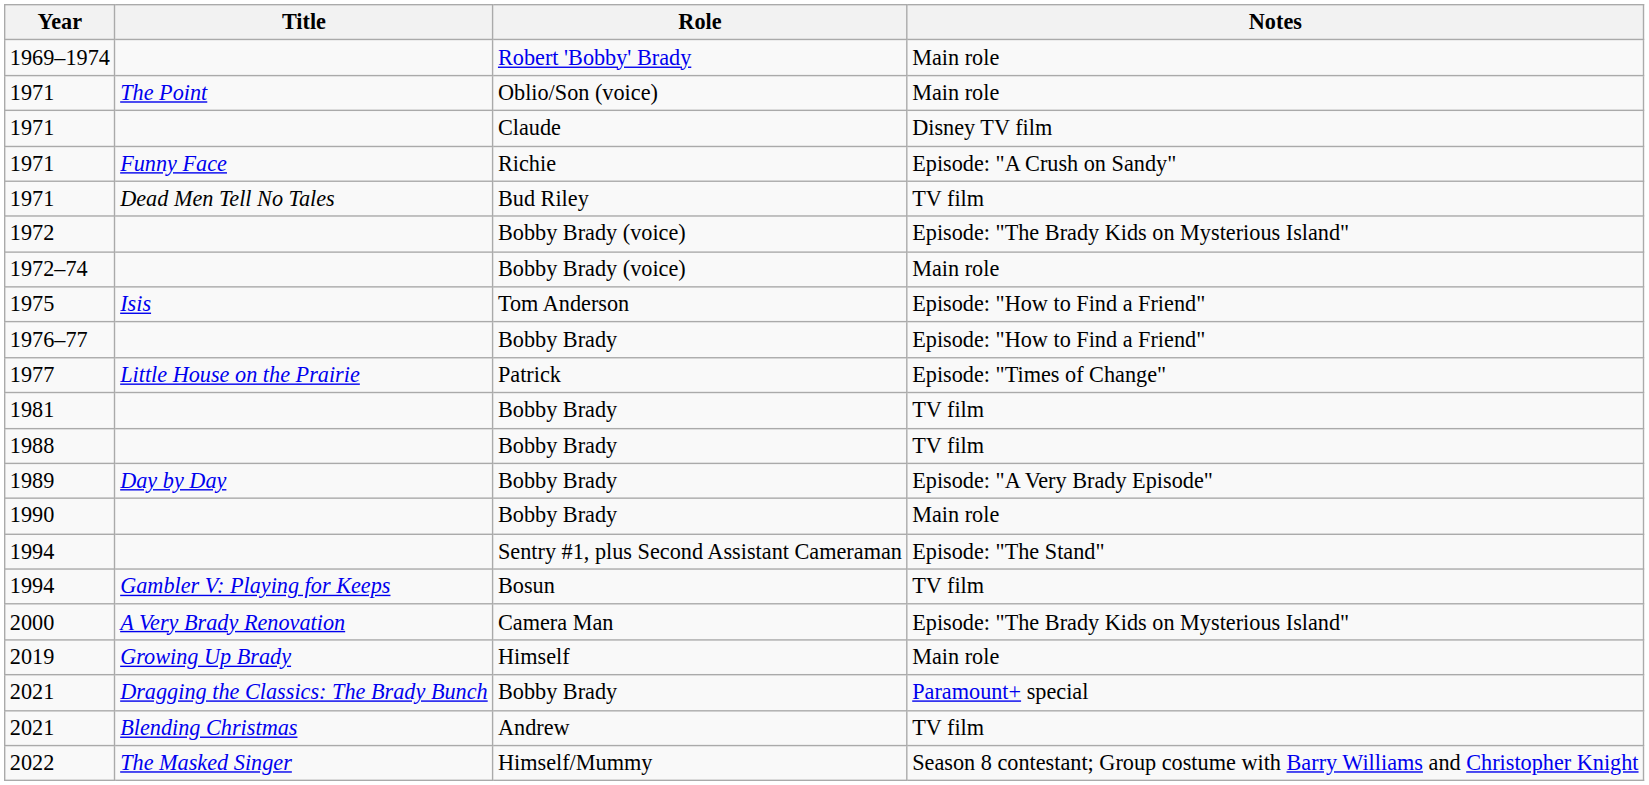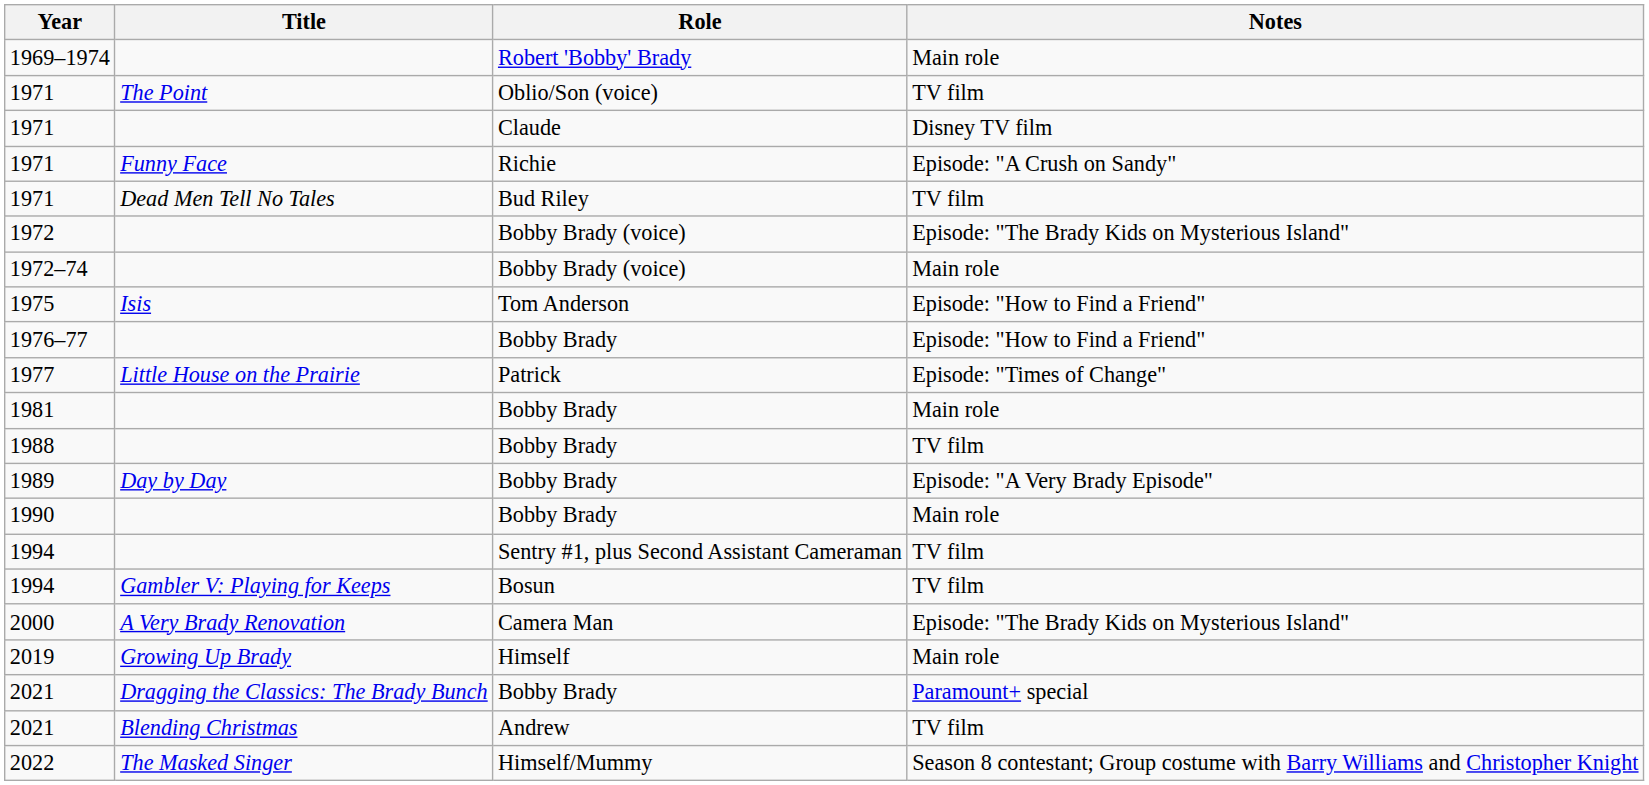(956, 92) Main role -> (948, 92) TV film
(948, 410) TV film -> (956, 410) Main role
(1008, 551) Episode: "The Stand" -> (948, 551) TV film
